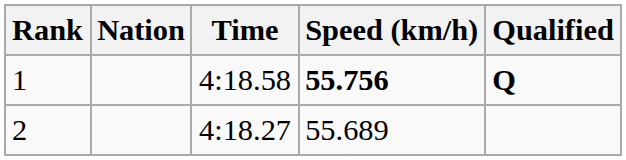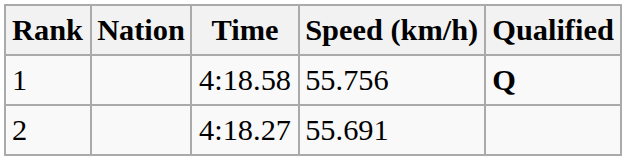(347, 79) bold -> (347, 79) normal
(347, 130) 55.689 -> (347, 130) 55.691
